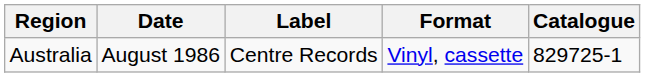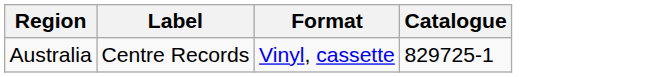- column: (161, 21)
